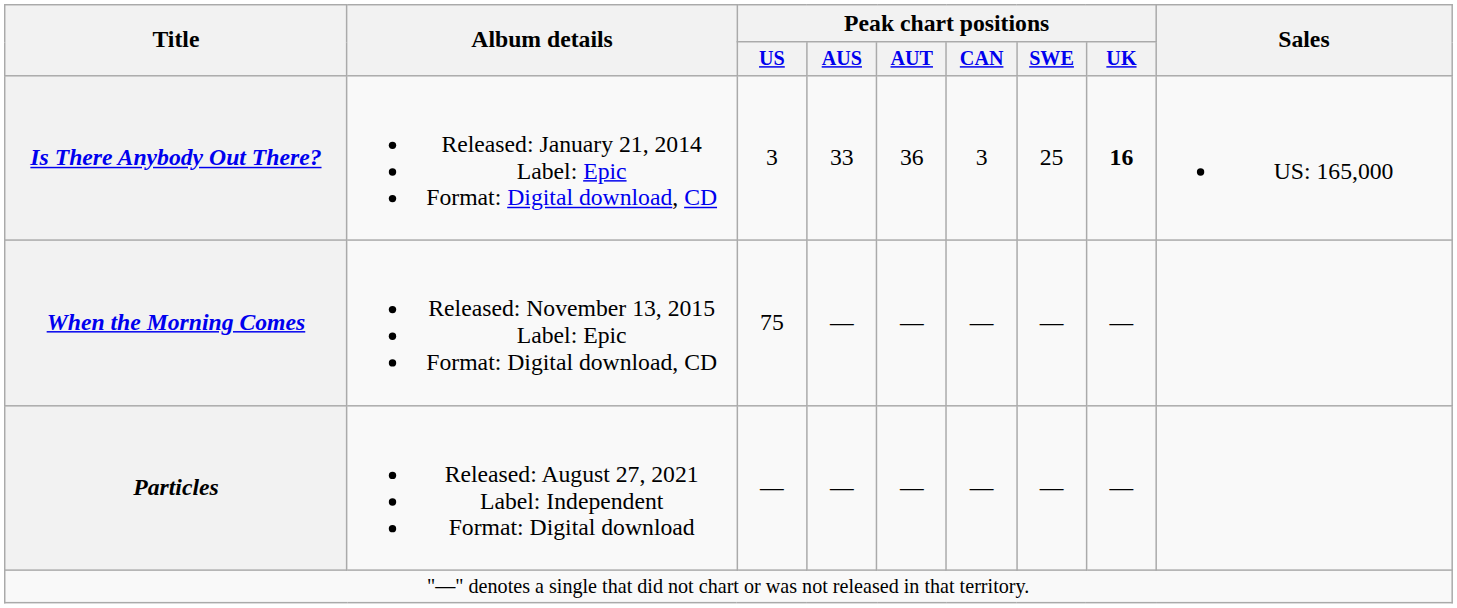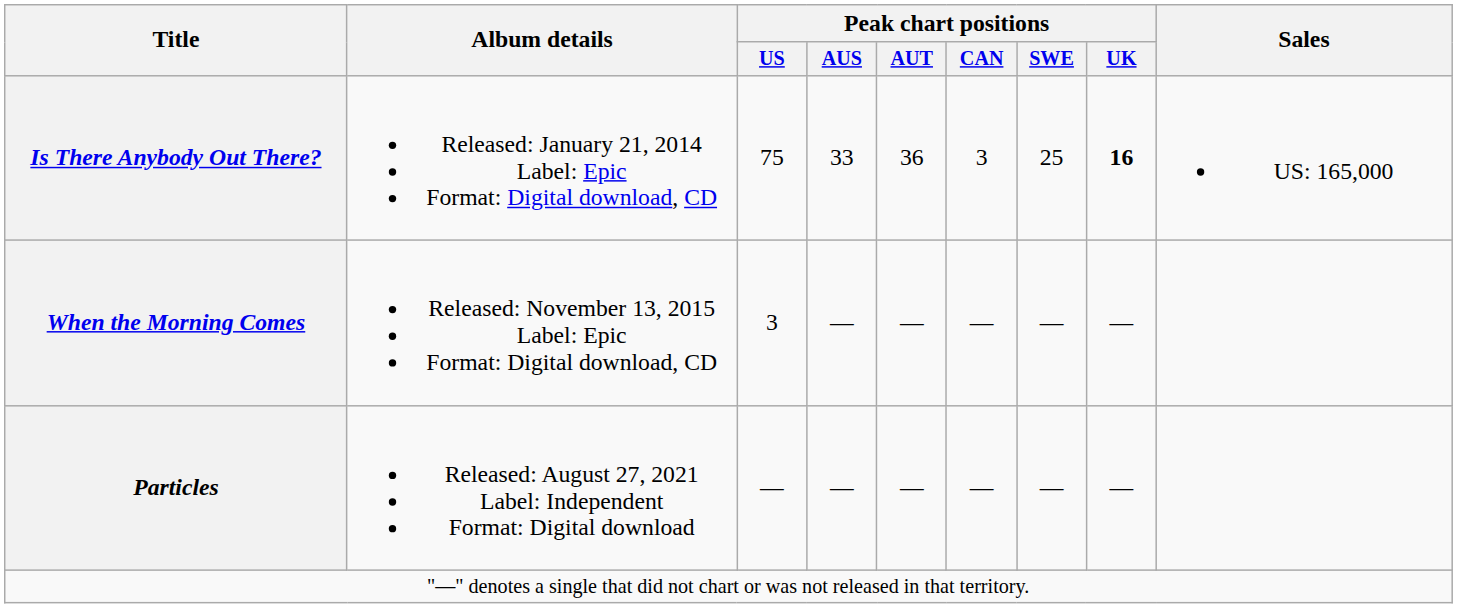(772, 157) 3 -> (772, 157) 75
(772, 322) 75 -> (772, 322) 3
